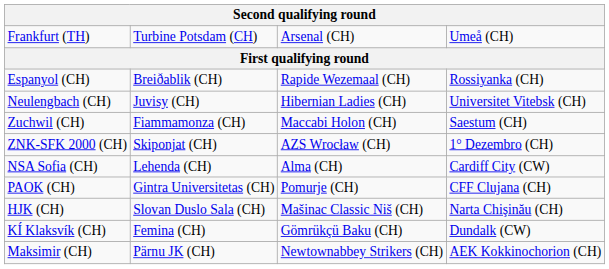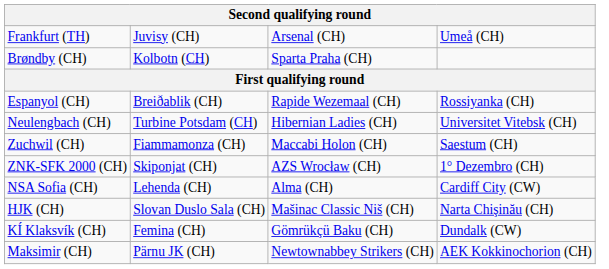(195, 36) Turbine Potsdam (CH) -> (166, 36) Juvisy (CH)
+ row: (47, 58)
(166, 101) Juvisy (CH) -> (195, 123) Turbine Potsdam (CH)
- row: (41, 187)
